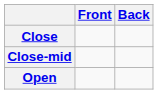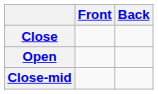rows swapped: (40, 57) <-> (40, 78)
